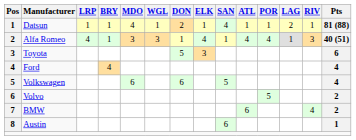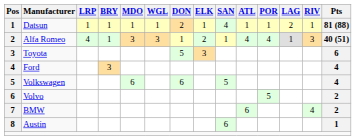(132, 25) 4 -> (132, 25) 1
(204, 39) 4 -> (204, 39) 2
(109, 67) 4 -> (109, 67) 3
